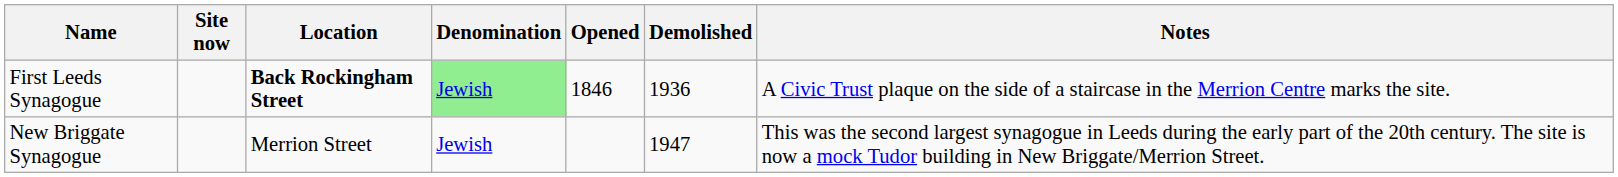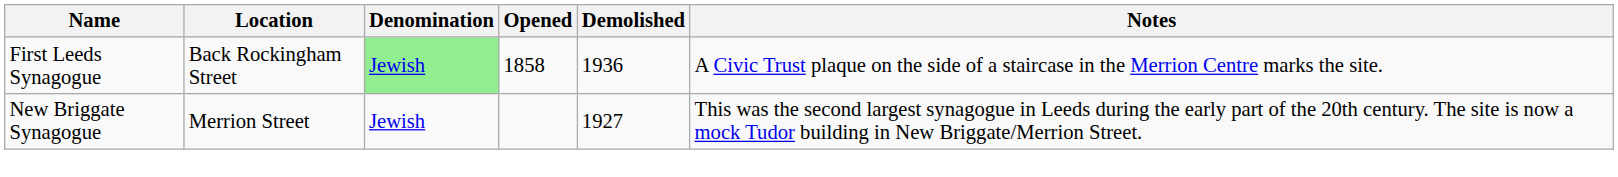- column: (212, 32)
(332, 88) bold -> (265, 65) normal
(591, 88) 1846 -> (524, 65) 1858
(670, 144) 1947 -> (602, 121) 1927
